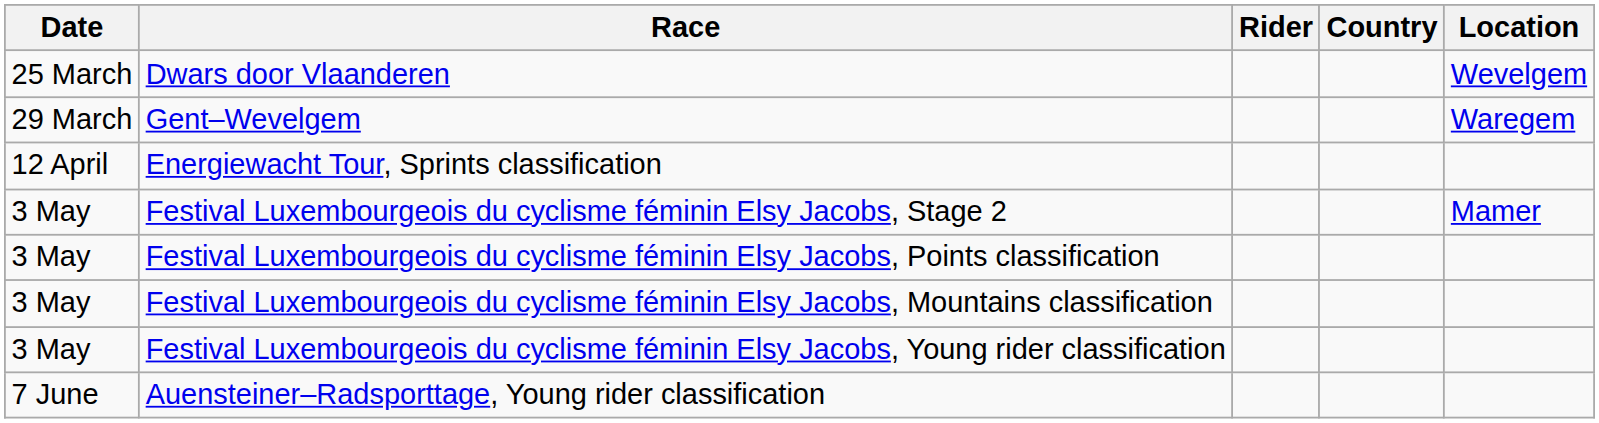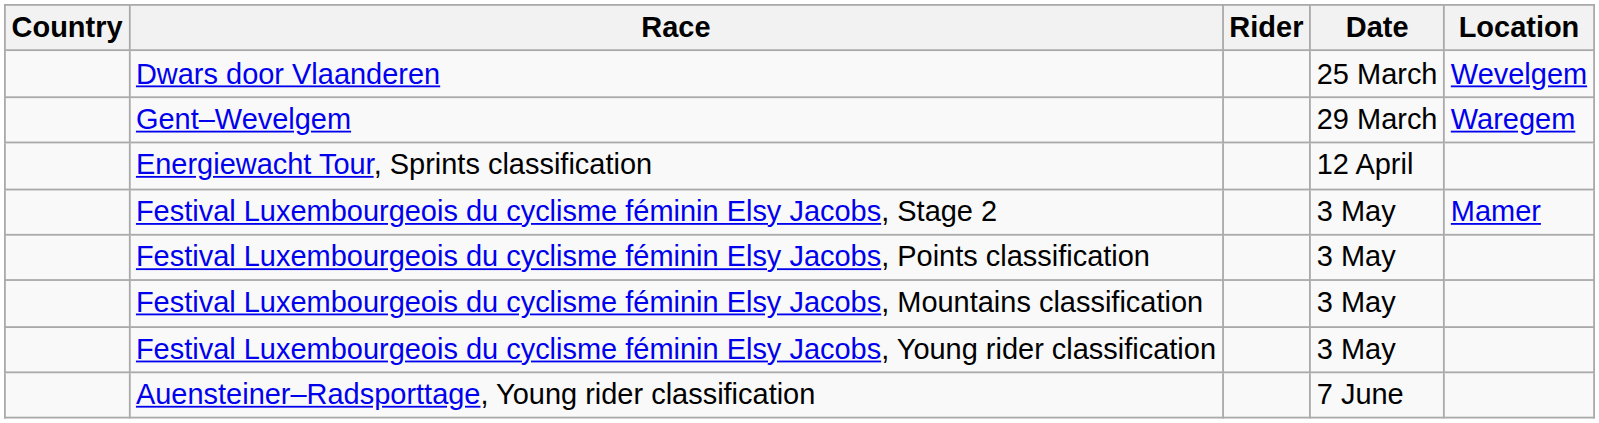columns swapped: (72, 27) <-> (1382, 27)
